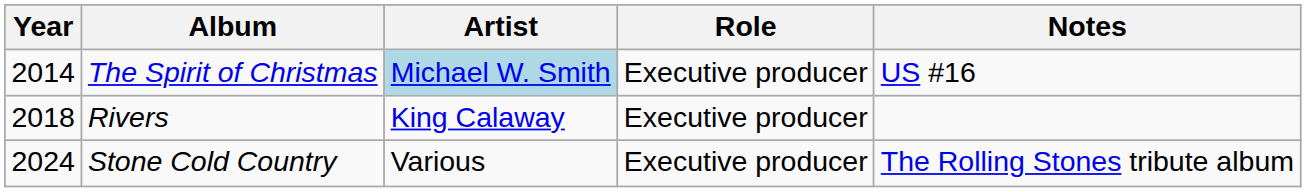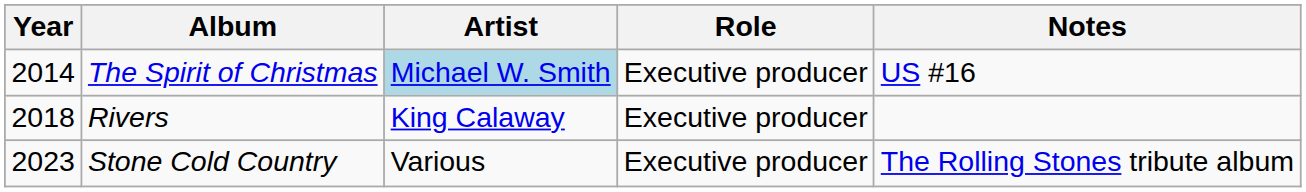(43, 162) 2024 -> (43, 162) 2023
